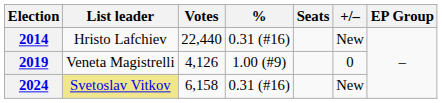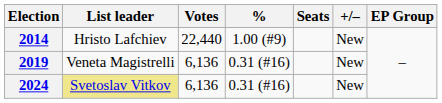(259, 39) 0.31 (#16) -> (259, 39) 1.00 (#9)
(202, 62) 4,126 -> (202, 62) 6,136
(259, 62) 1.00 (#9) -> (259, 62) 0.31 (#16)
(350, 62) 0 -> (350, 62) New
(202, 86) 6,158 -> (202, 86) 6,136
